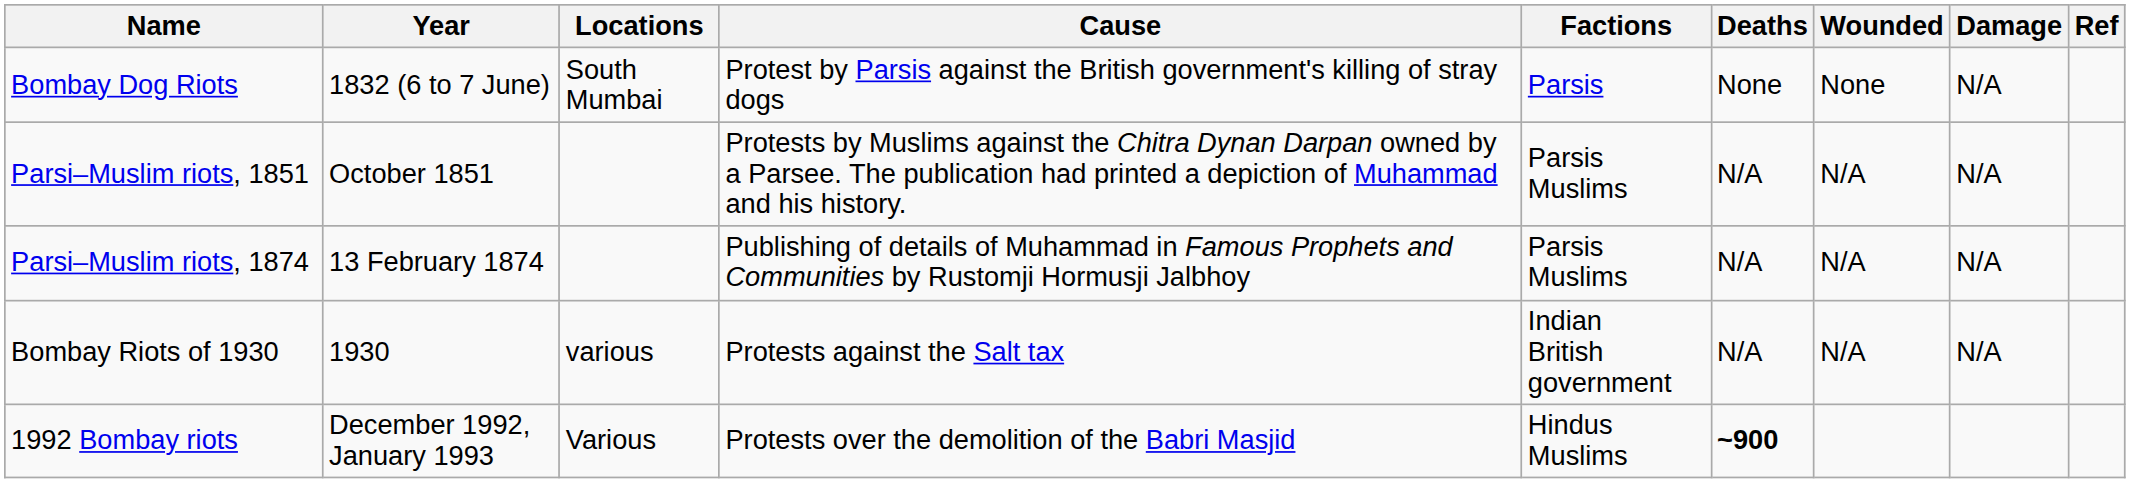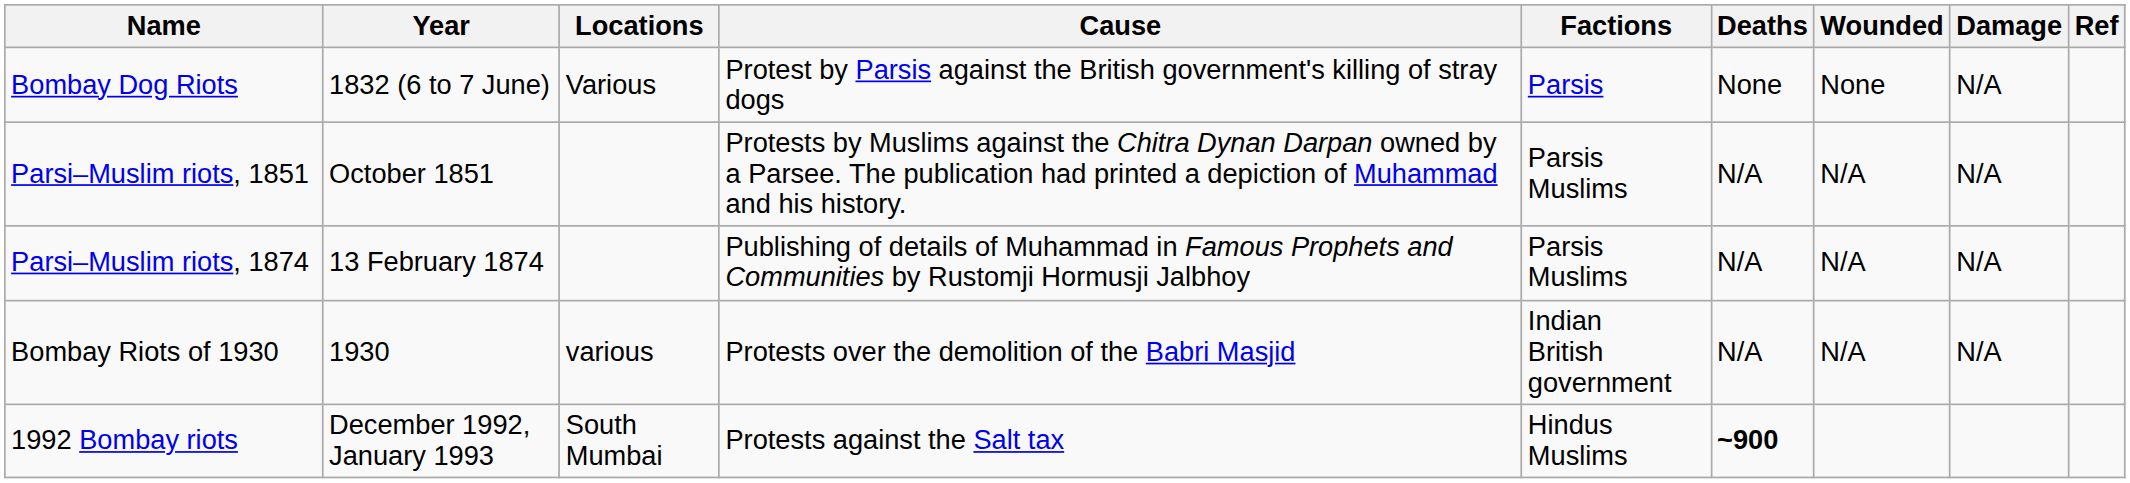(614, 84) South Mumbai -> (611, 84) Various
(895, 351) Protests against the Salt tax -> (1010, 351) Protests over the demolition of the Babri Masjid
(611, 440) Various -> (614, 440) South Mumbai
(1010, 440) Protests over the demolition of the Babri Masjid -> (895, 440) Protests against the Salt tax
